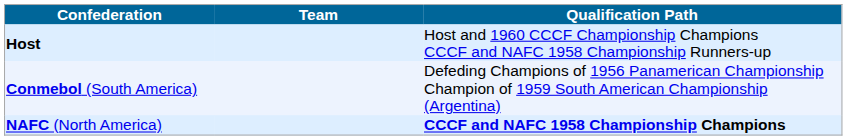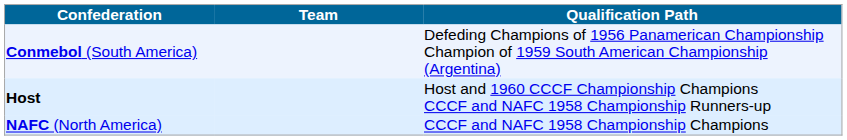rows swapped: (23, 43) <-> (102, 88)
(605, 125) bold -> (596, 125) normal
